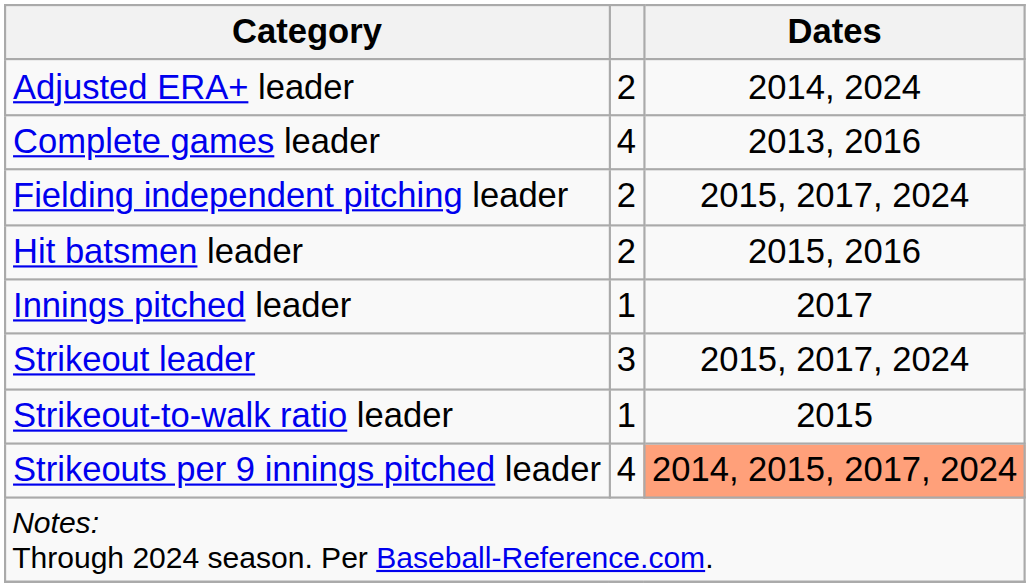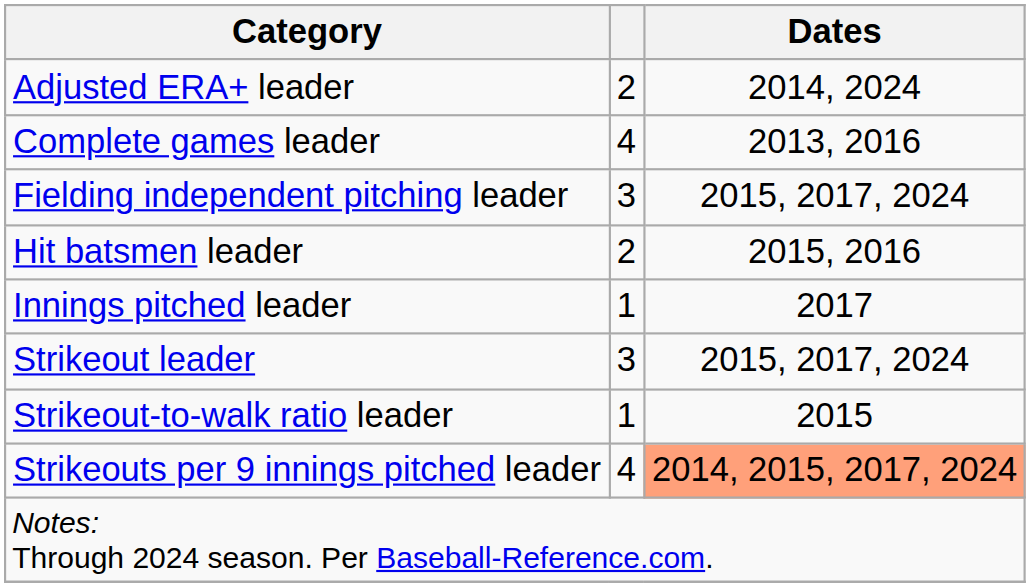(626, 196) 2 -> (626, 196) 3
